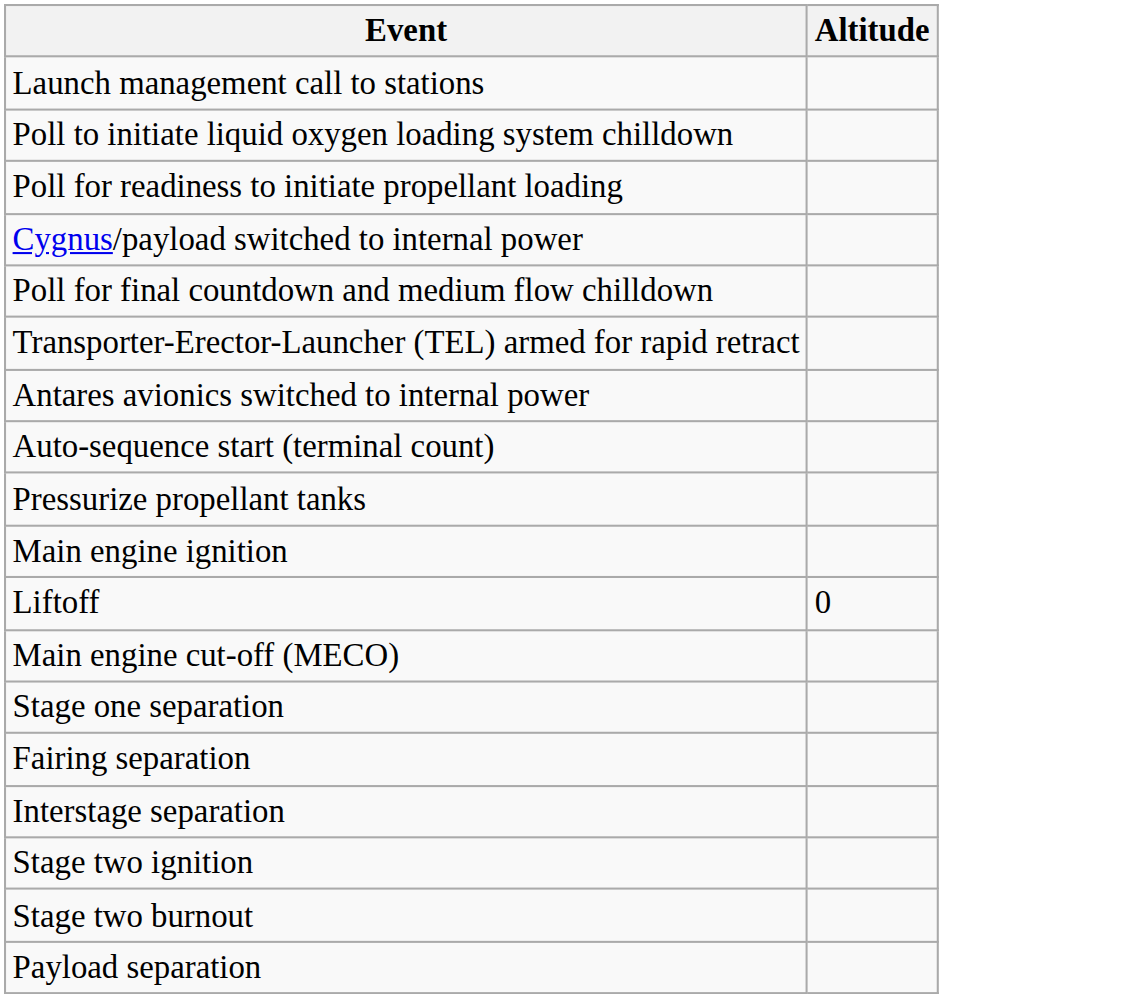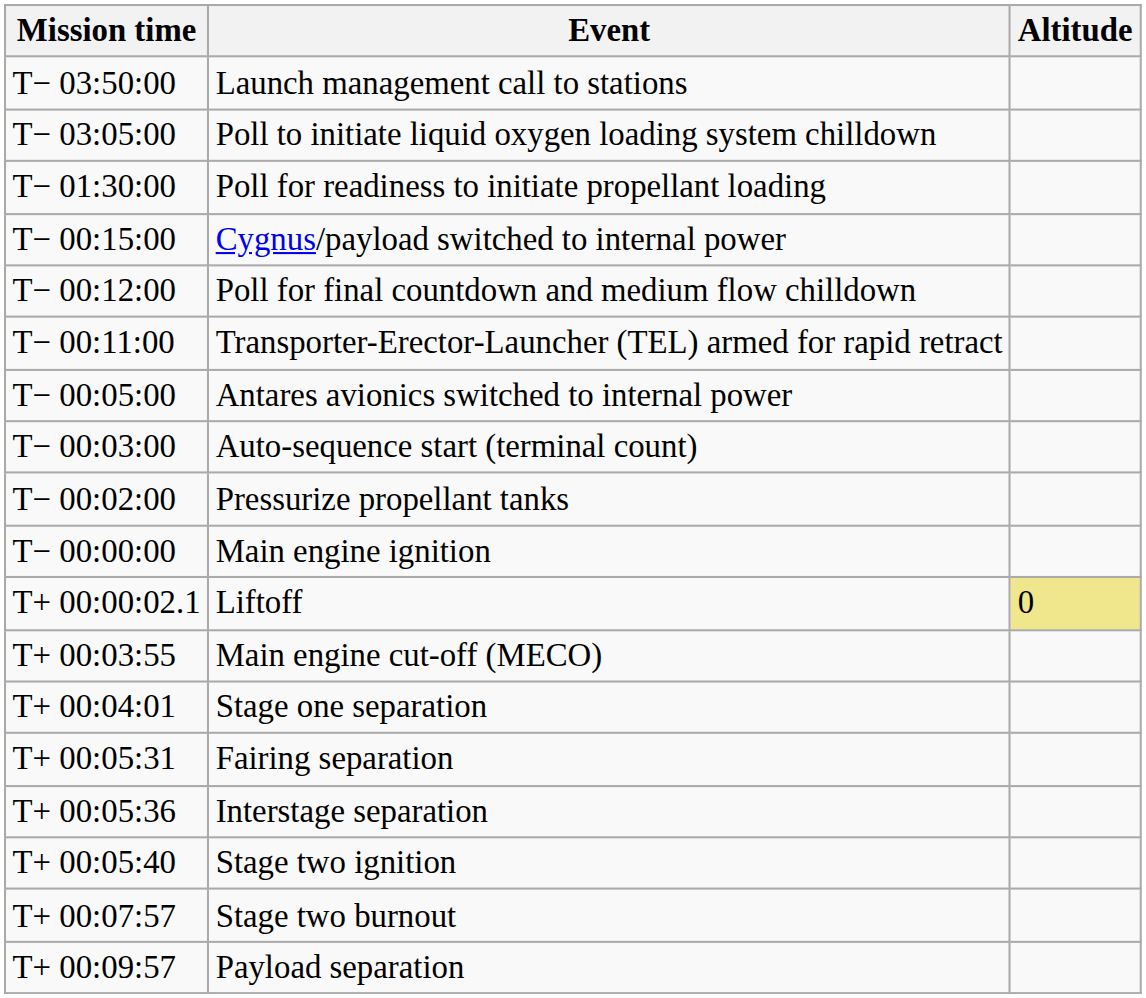+ column: (107, 30)
(823, 602) no background -> (1026, 602) khaki background
